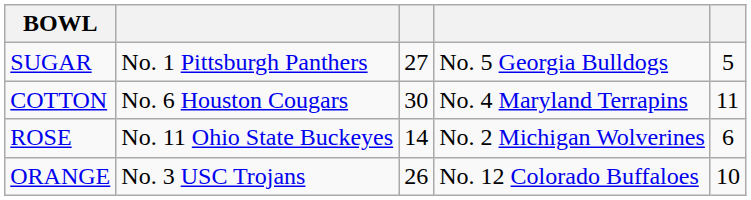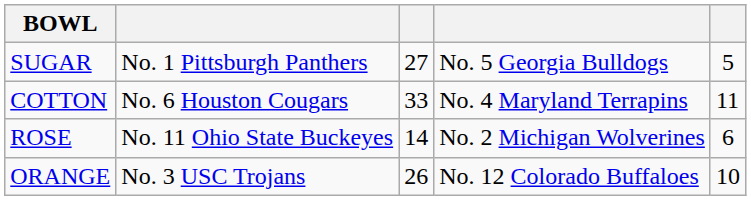(416, 99) 30 -> (416, 99) 33
